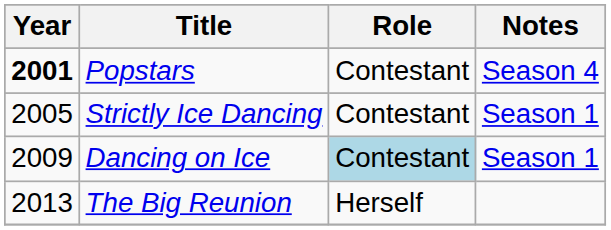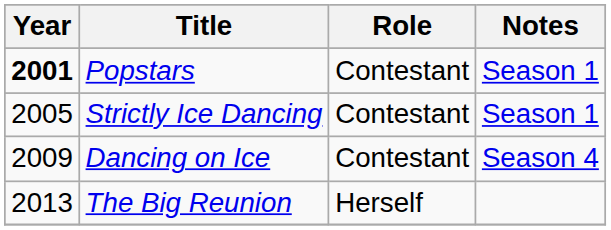(540, 70) Season 4 -> (540, 70) Season 1
(402, 158) lightblue background -> (402, 158) no background
(540, 158) Season 1 -> (540, 158) Season 4
